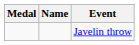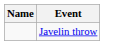- column: (22, 13)
